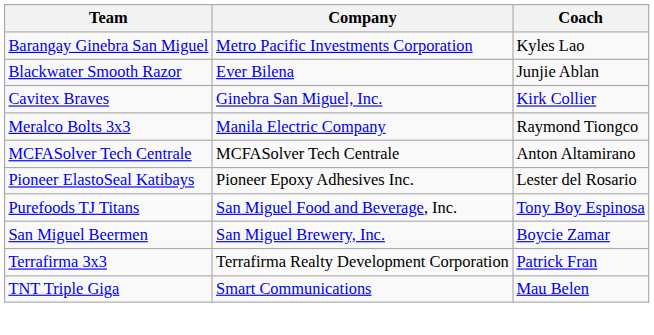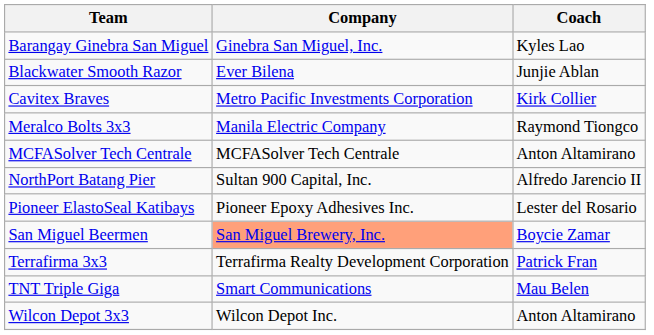(344, 45) Metro Pacific Investments Corporation -> (299, 45) Ginebra San Miguel, Inc.
(299, 99) Ginebra San Miguel, Inc. -> (344, 99) Metro Pacific Investments Corporation
+ row: (82, 180)
- row: (74, 207)
(301, 235) no background -> (301, 235) lightsalmon background
+ row: (69, 316)
